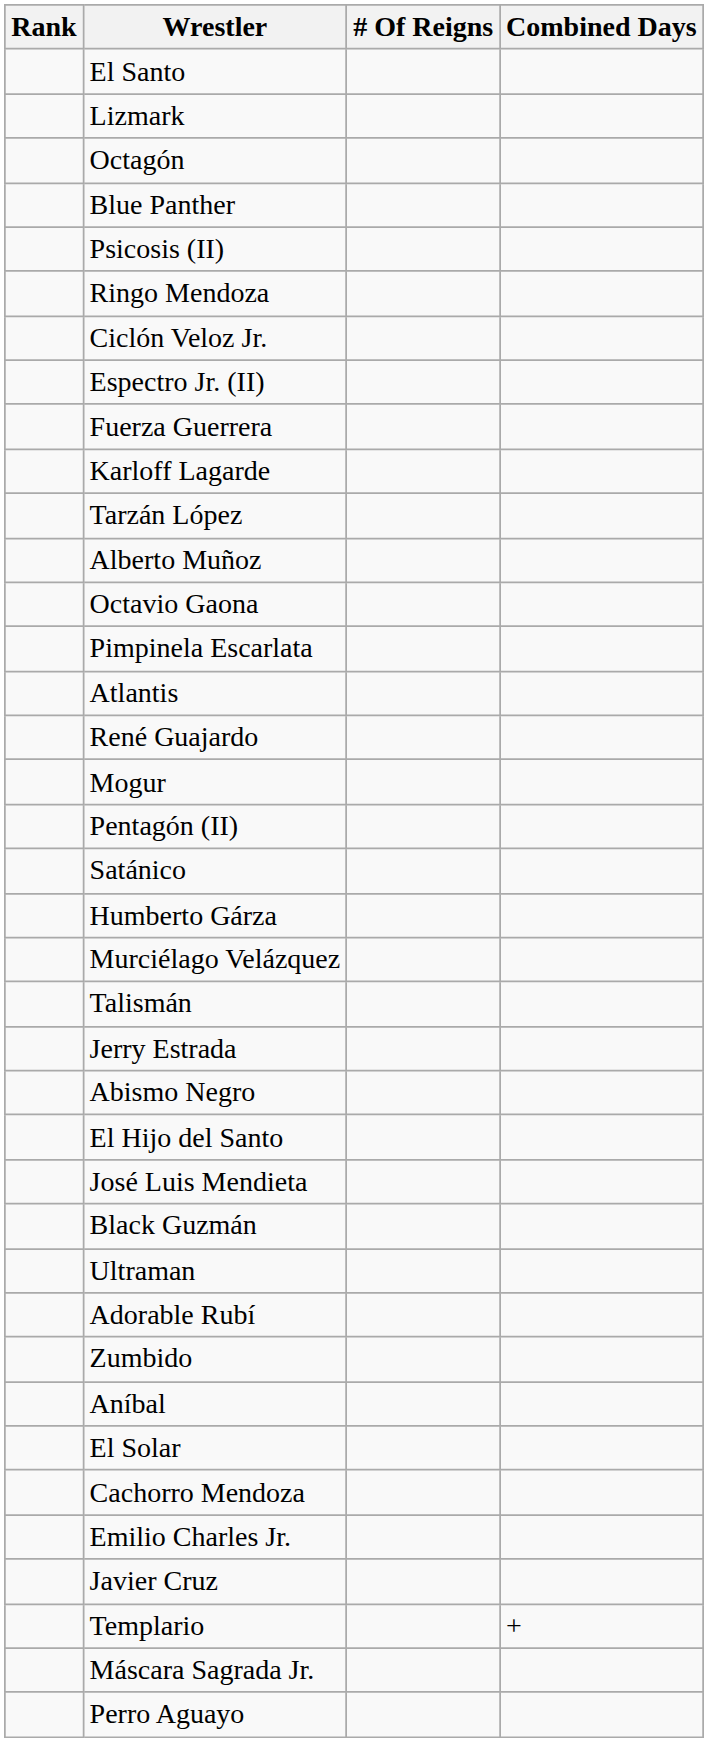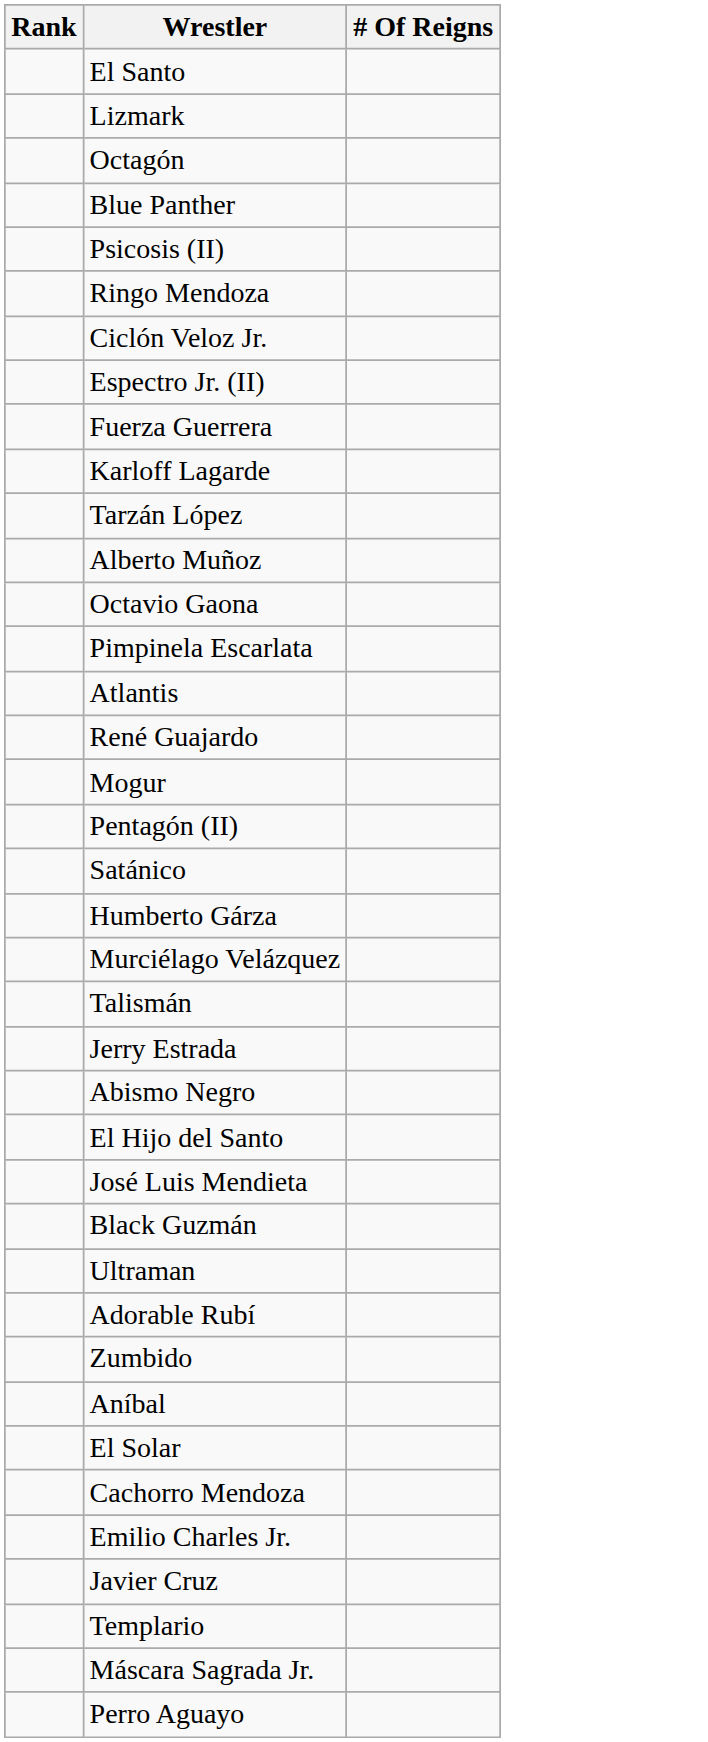- column: (601, 26)
